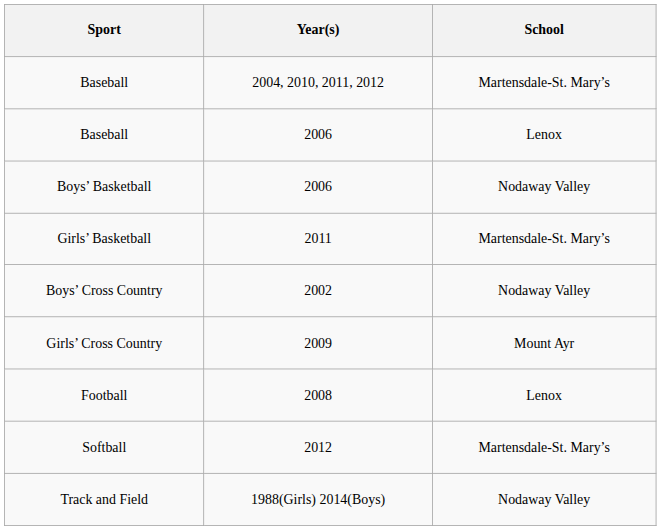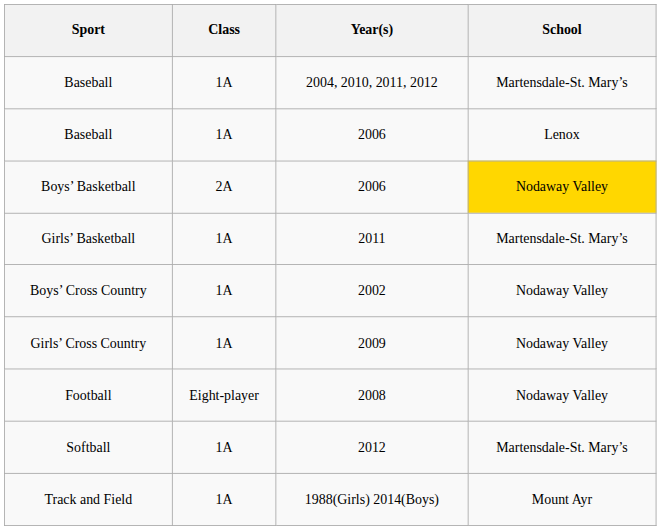+ column: (224, 30)
(544, 186) no background -> (562, 186) gold background
(544, 343) Mount Ayr -> (562, 343) Nodaway Valley
(544, 395) Lenox -> (562, 395) Nodaway Valley
(544, 499) Nodaway Valley -> (562, 499) Mount Ayr
